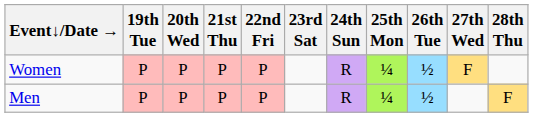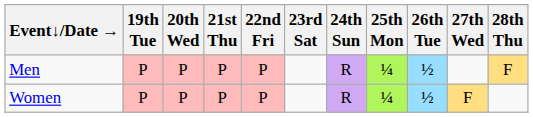rows swapped: (25, 98) <-> (35, 69)
